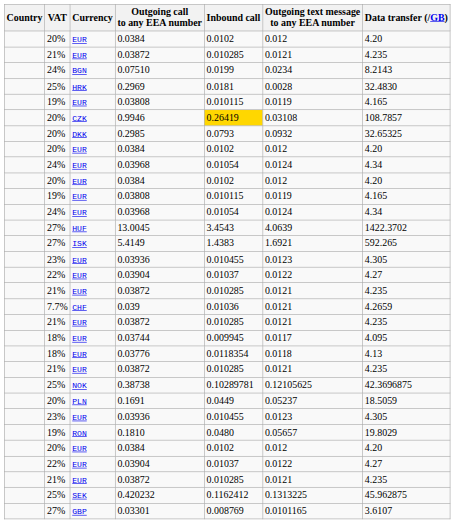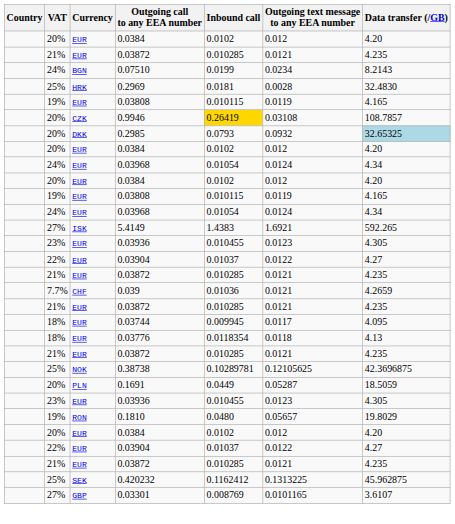(383, 133) no background -> (383, 133) lightblue background
- row: (79, 229)
(281, 401) 0.05237 -> (281, 385) 0.05287
